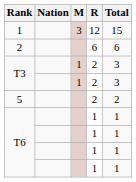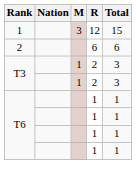- row: (20, 99)
